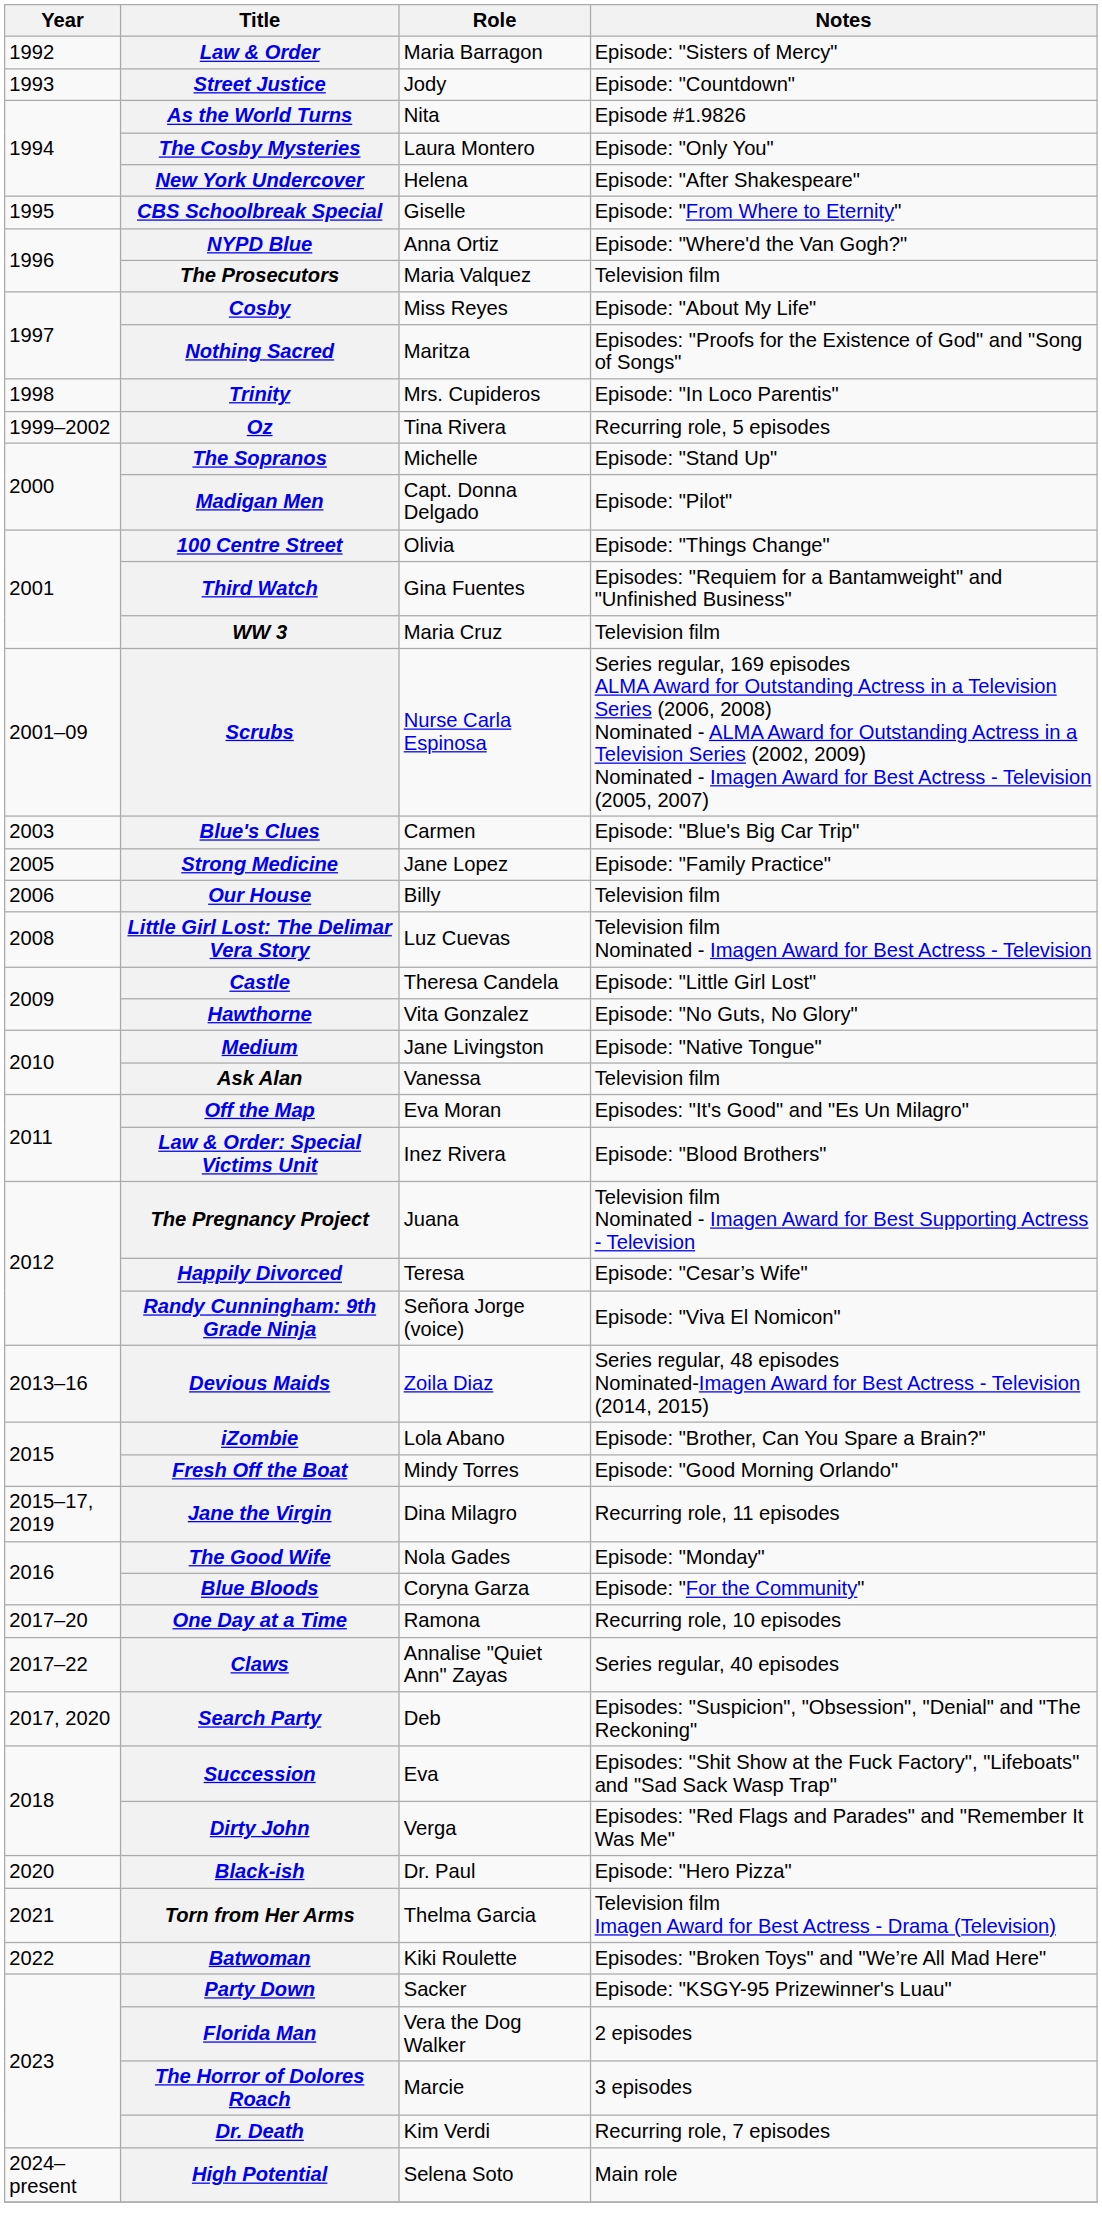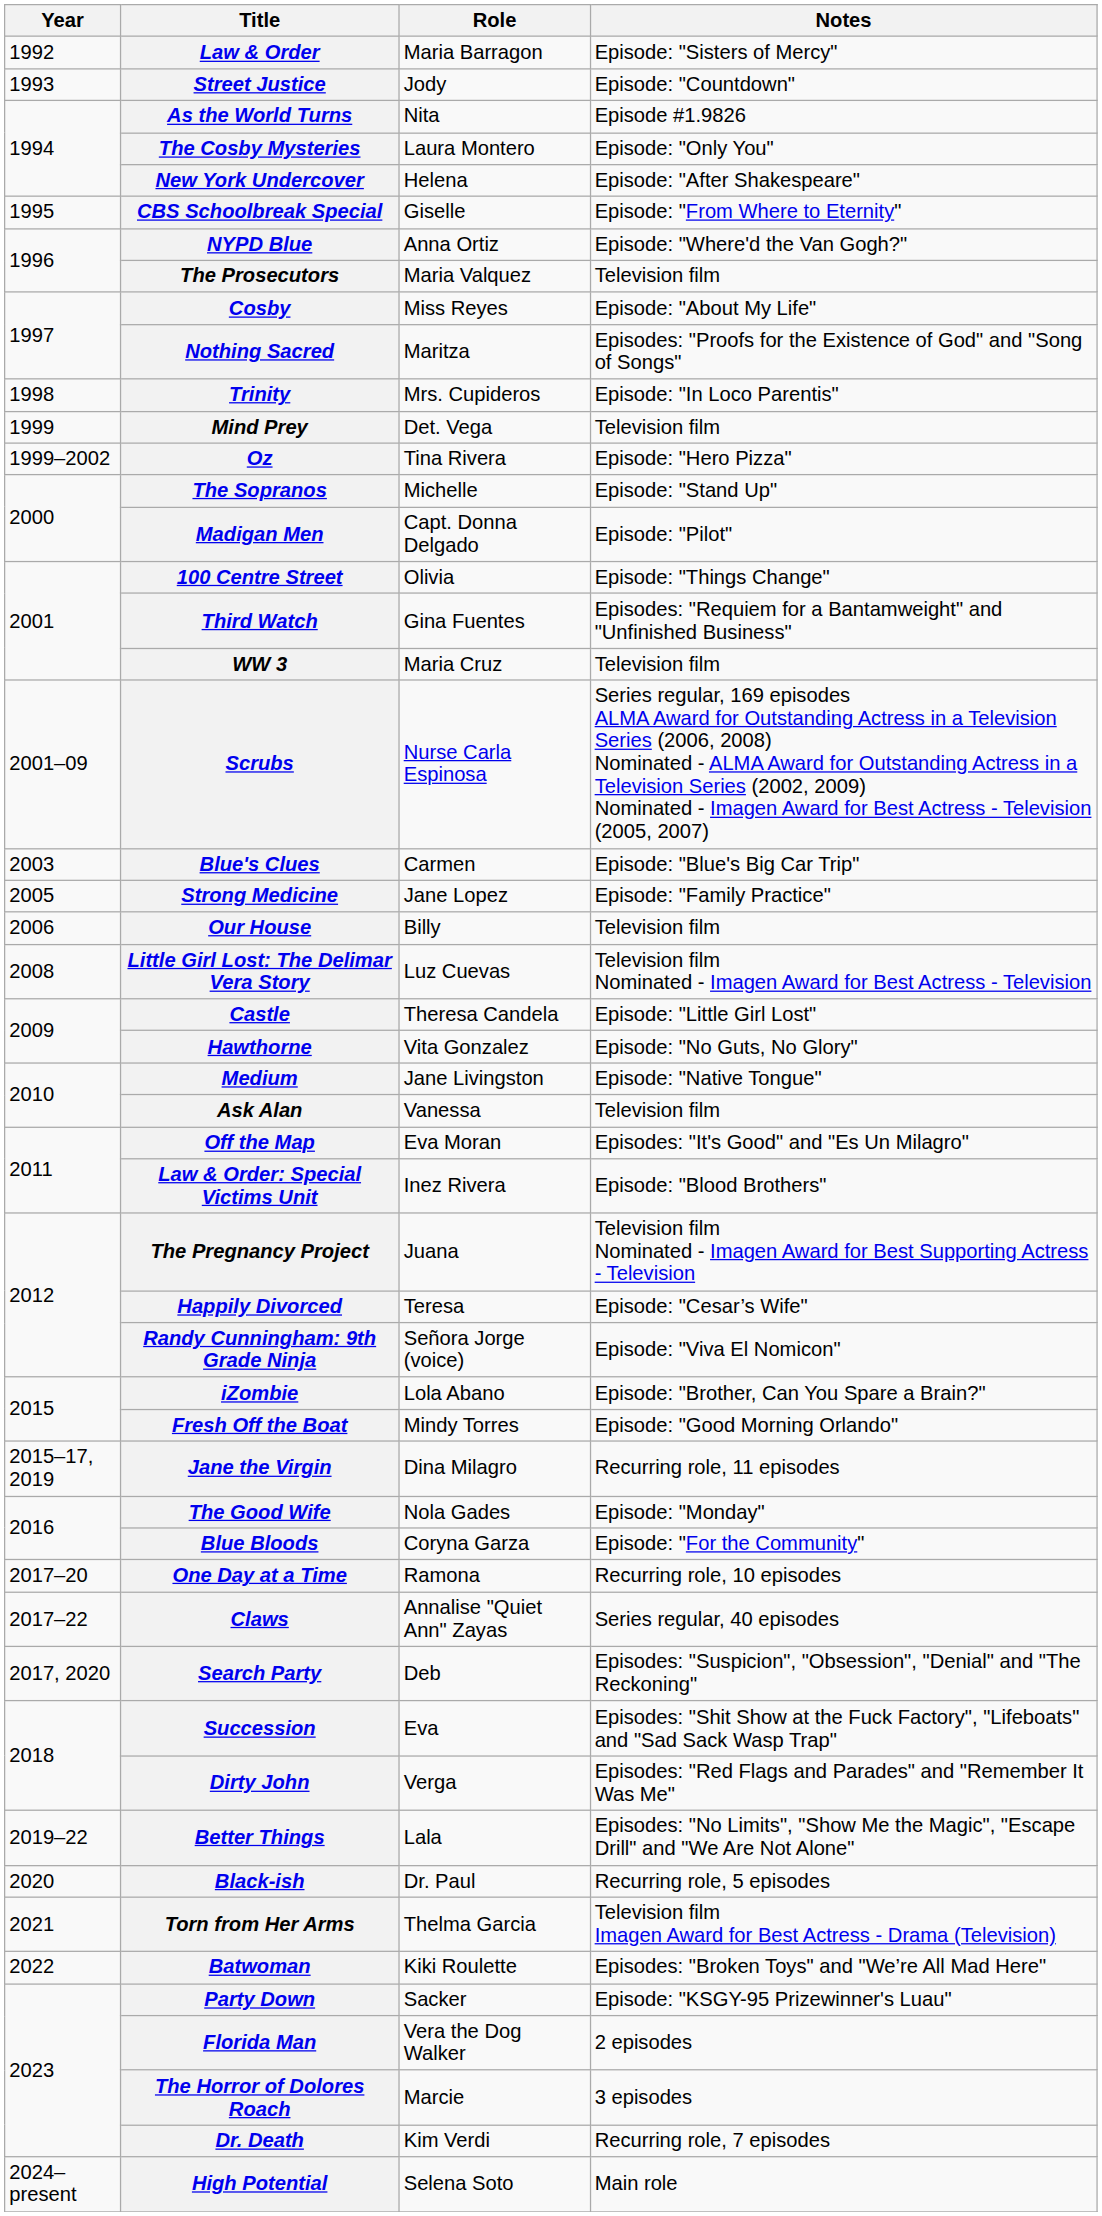+ row: (260, 426)
(712, 426) Recurring role, 5 episodes -> (693, 458) Episode: "Hero Pizza"
- row: (260, 1383)
+ row: (260, 1837)
(693, 1871) Episode: "Hero Pizza" -> (712, 1880) Recurring role, 5 episodes
